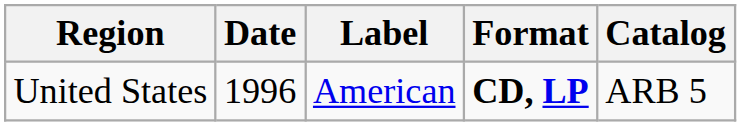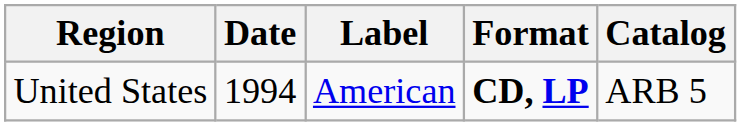(260, 90) 1996 -> (260, 90) 1994
